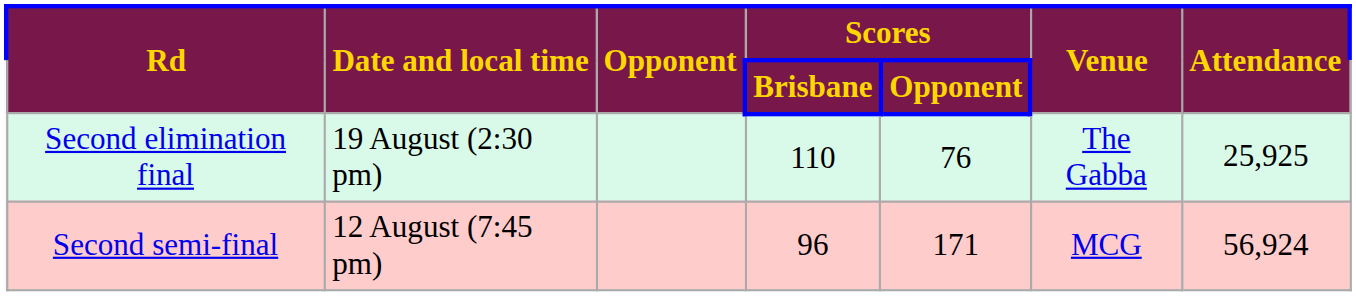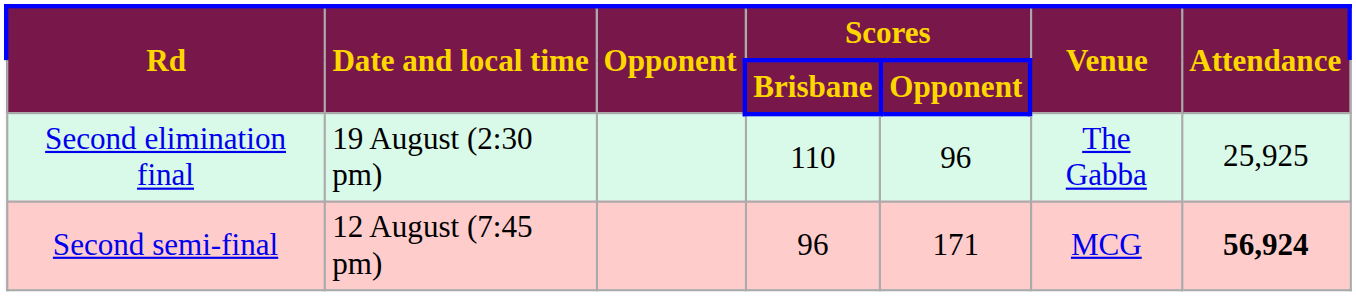(956, 157) 76 -> (956, 157) 96
(1266, 244) normal -> (1266, 244) bold
